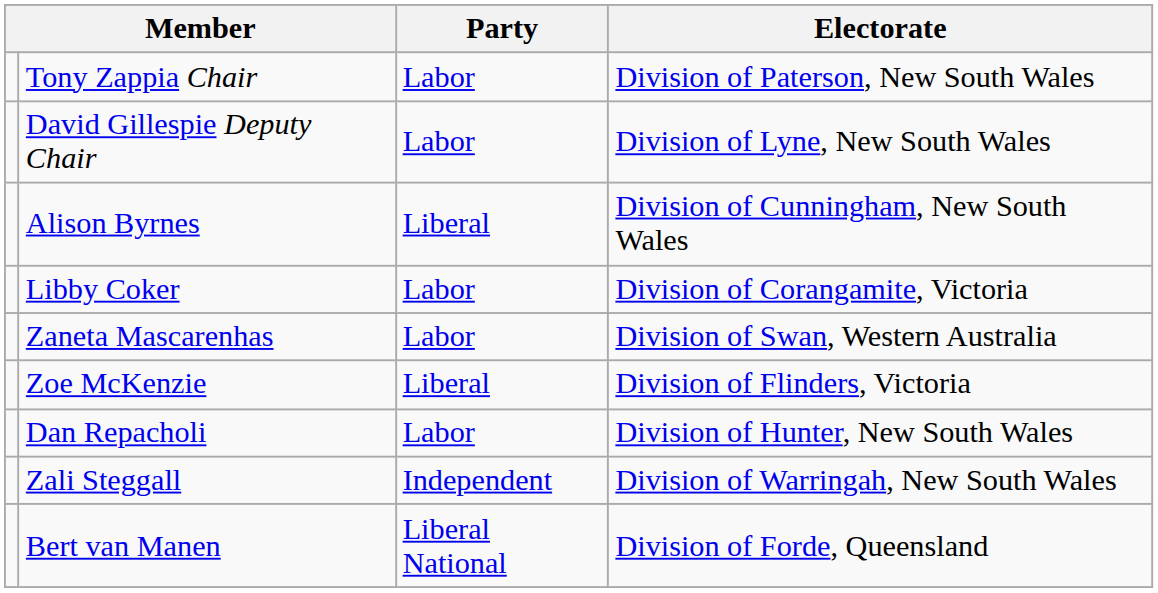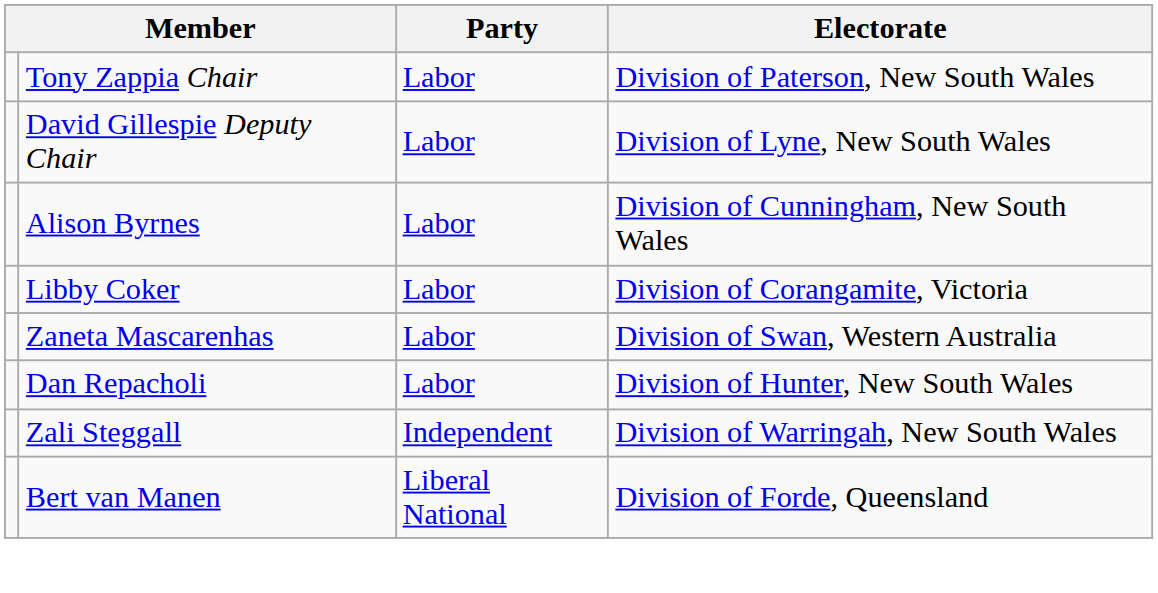(446, 223) Liberal -> (439, 223) Labor
- row: (116, 384)
